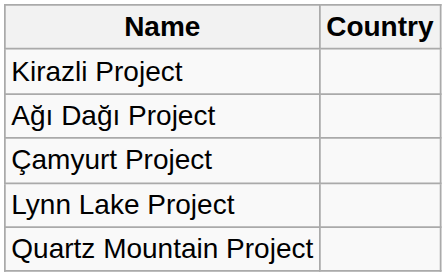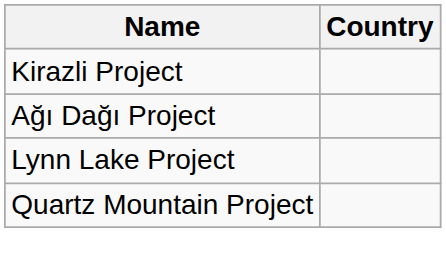- row: (112, 159)
